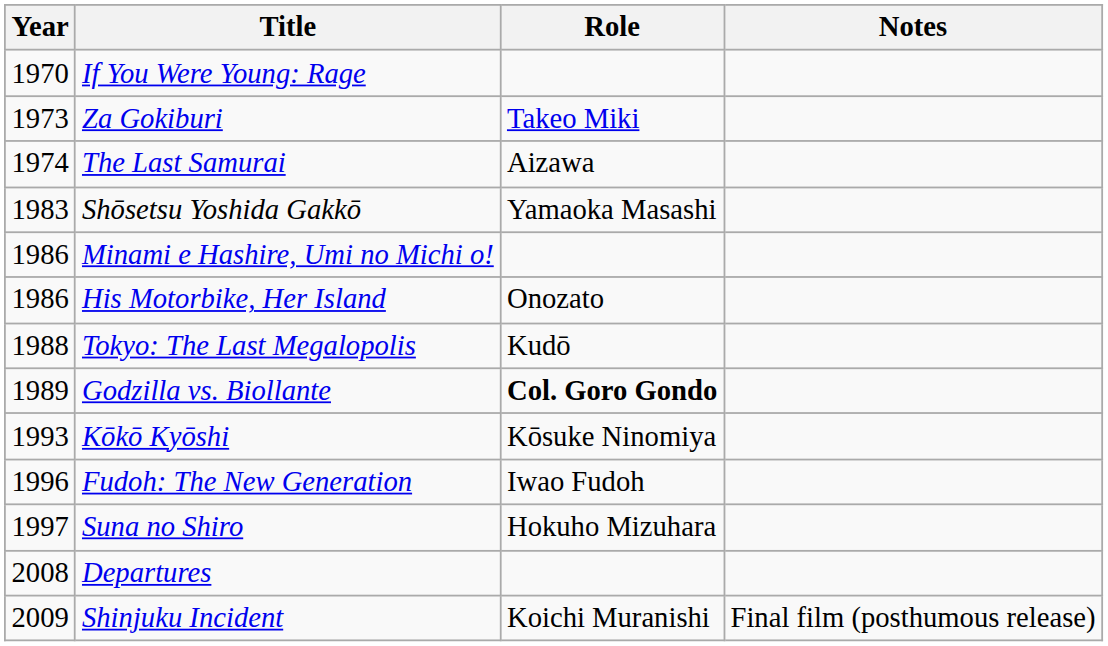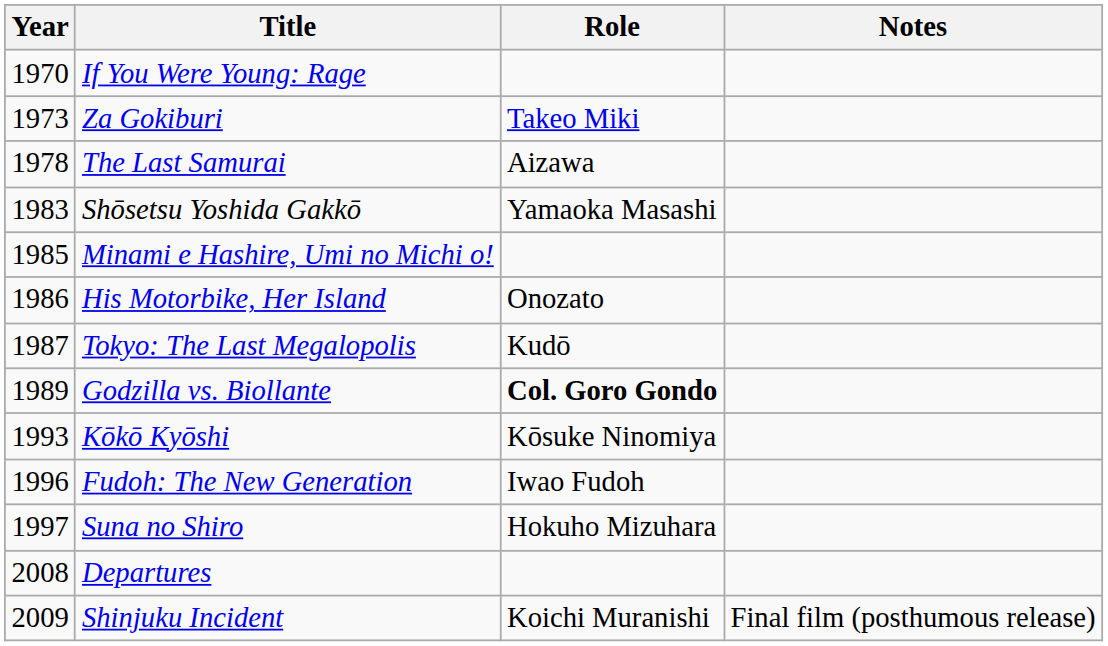(40, 163) 1974 -> (40, 163) 1978
(40, 254) 1986 -> (40, 254) 1985
(40, 345) 1988 -> (40, 345) 1987
